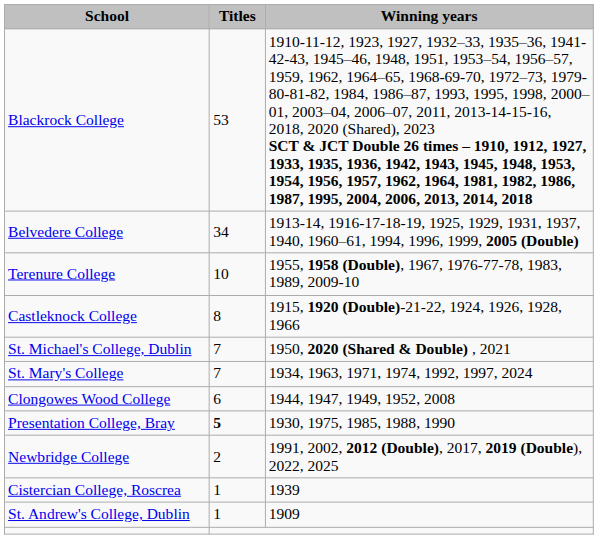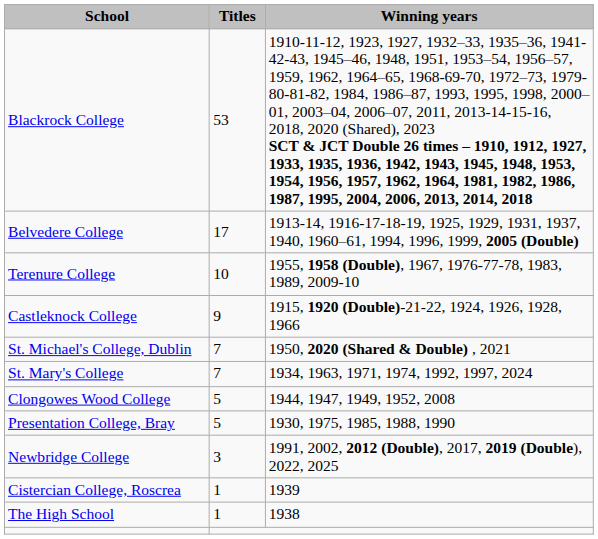(221, 231) 34 -> (221, 231) 17
(217, 316) 8 -> (217, 316) 9
(217, 398) 6 -> (217, 398) 5
(217, 423) bold -> (217, 423) normal
(217, 456) 2 -> (217, 456) 3
+ row: (61, 514)
- row: (99, 514)
